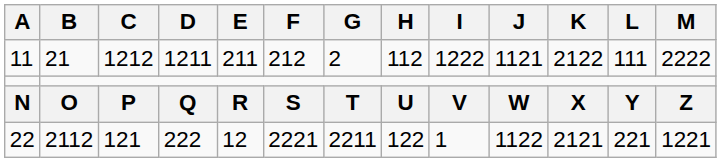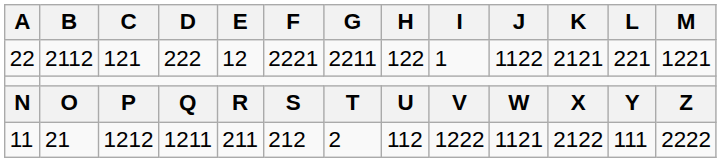rows swapped: (22, 139) <-> (21, 57)
